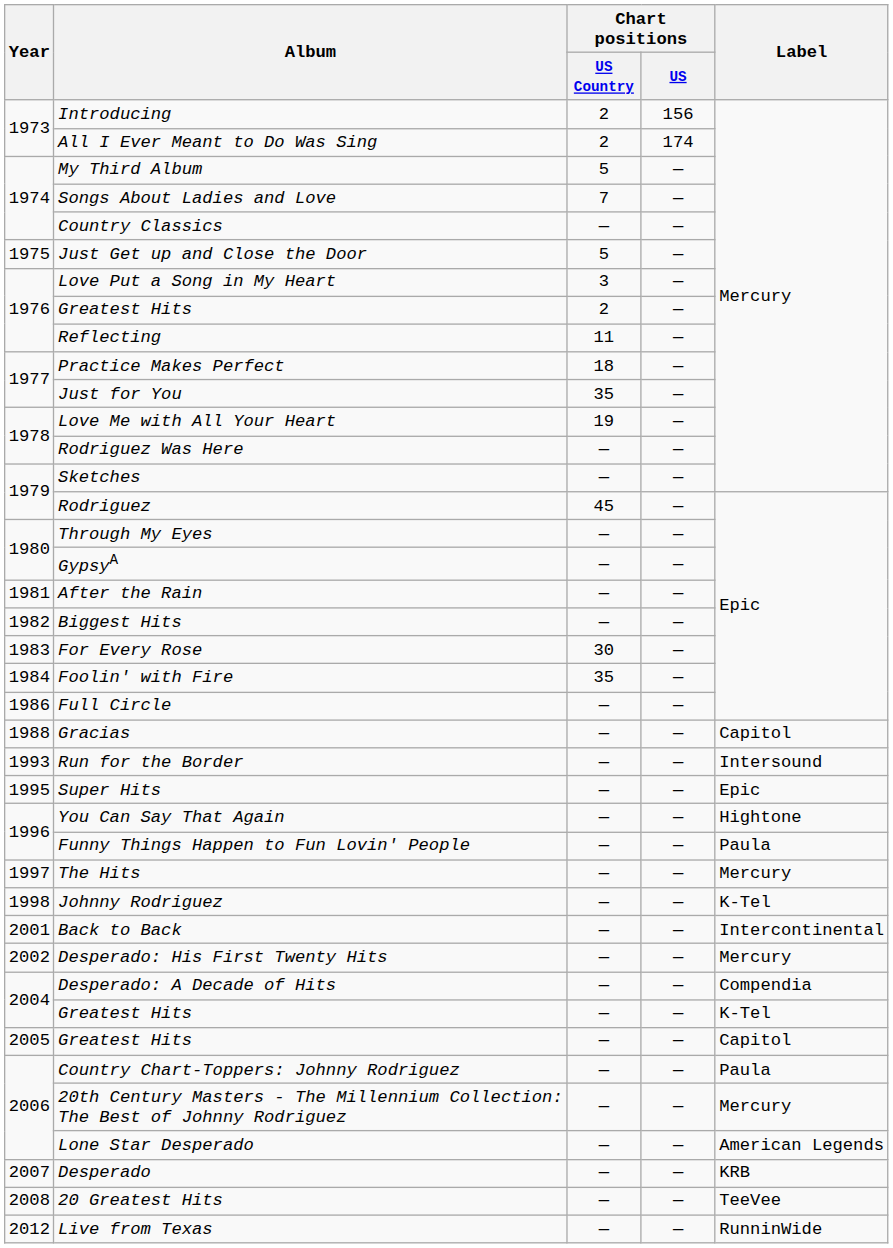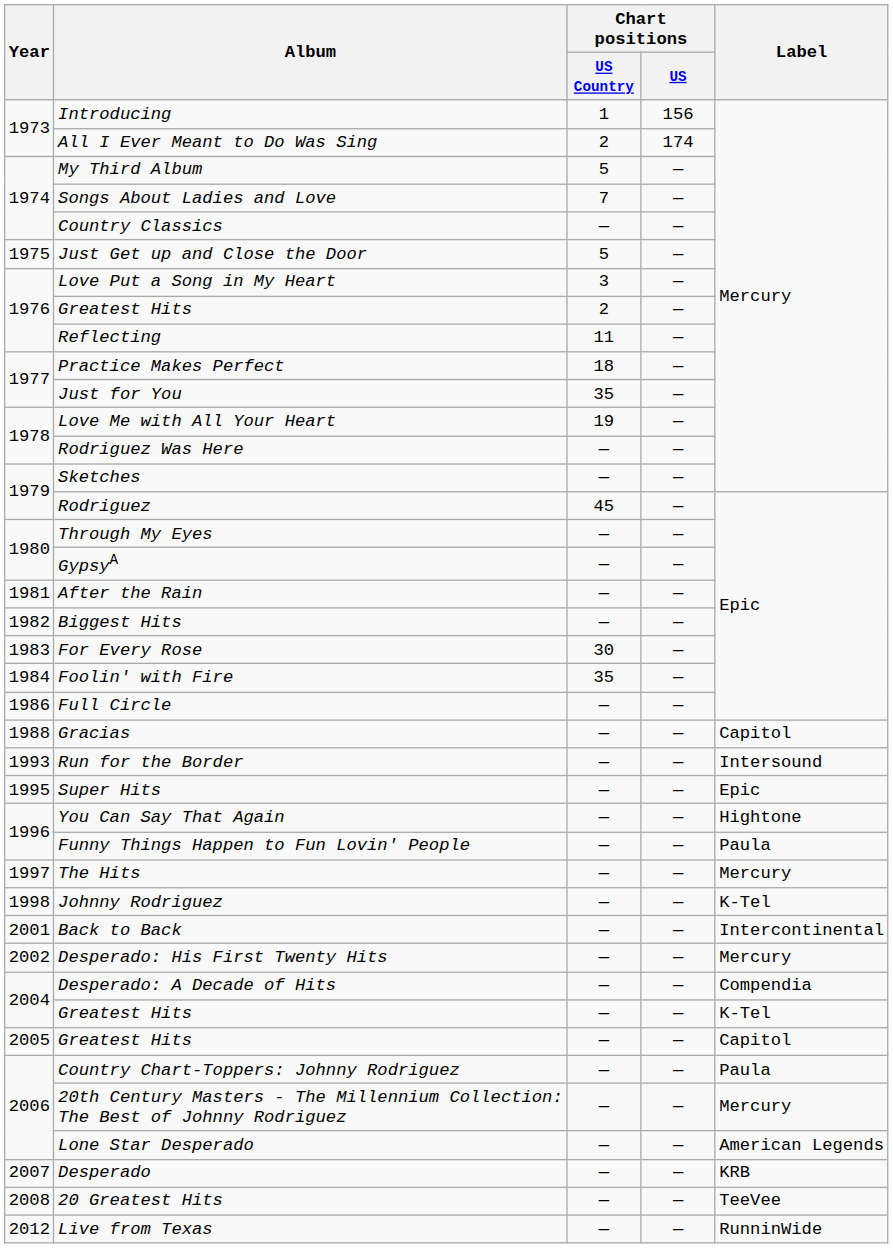(604, 114) 2 -> (604, 114) 1
